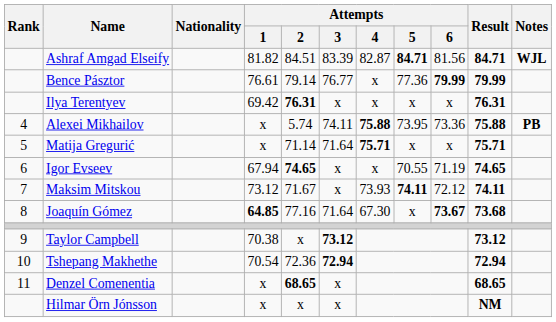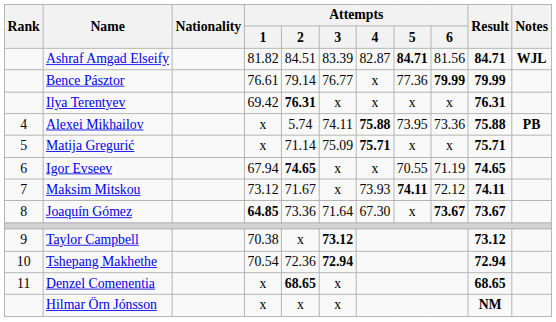(338, 146) 71.64 -> (338, 146) 75.09
(300, 211) 77.16 -> (300, 211) 73.36
(490, 211) 73.68 -> (490, 211) 73.67
